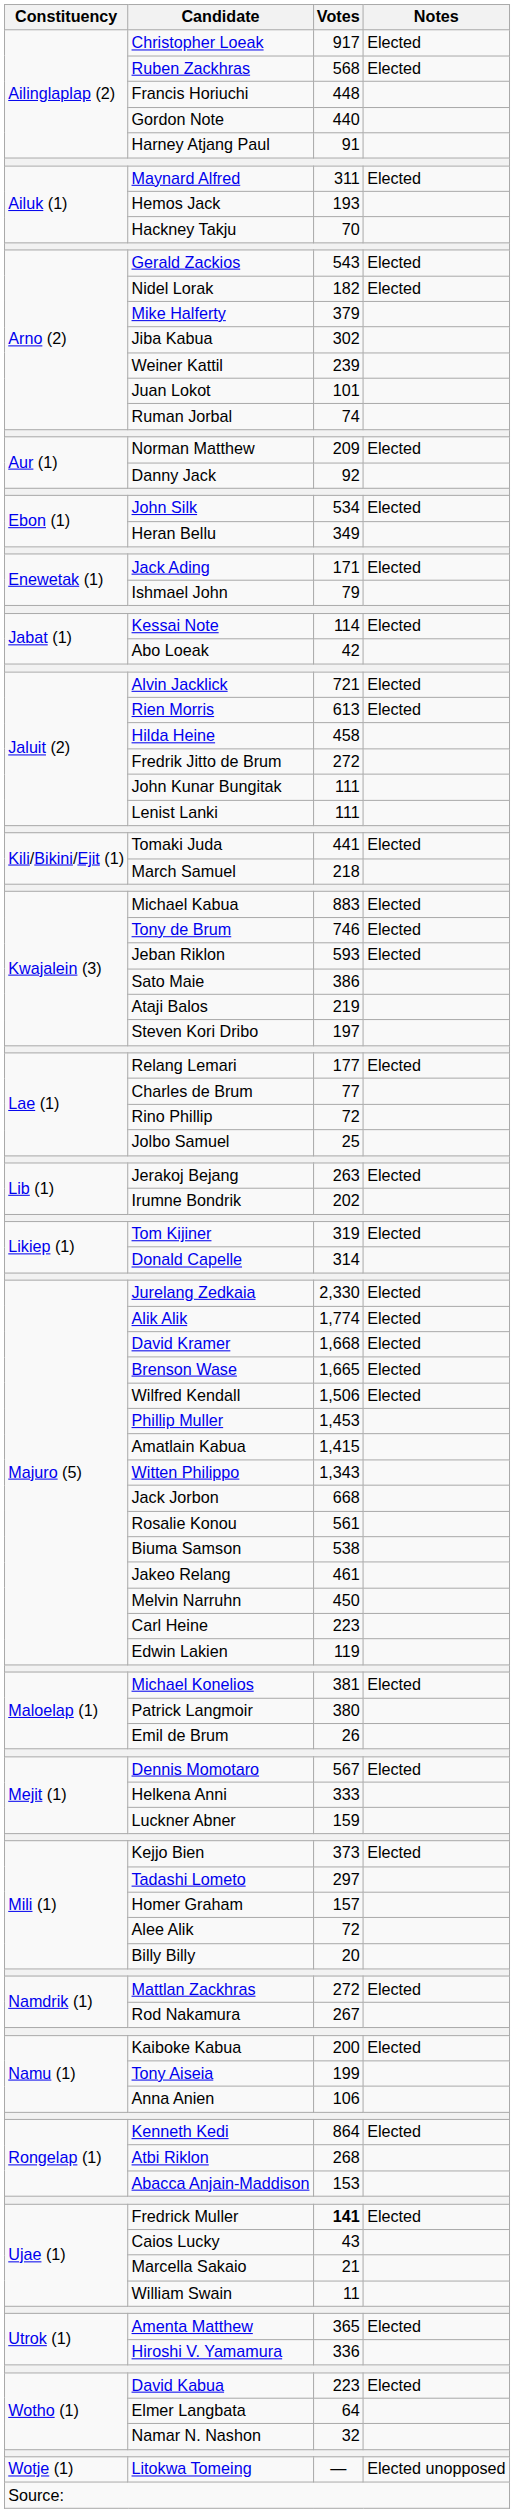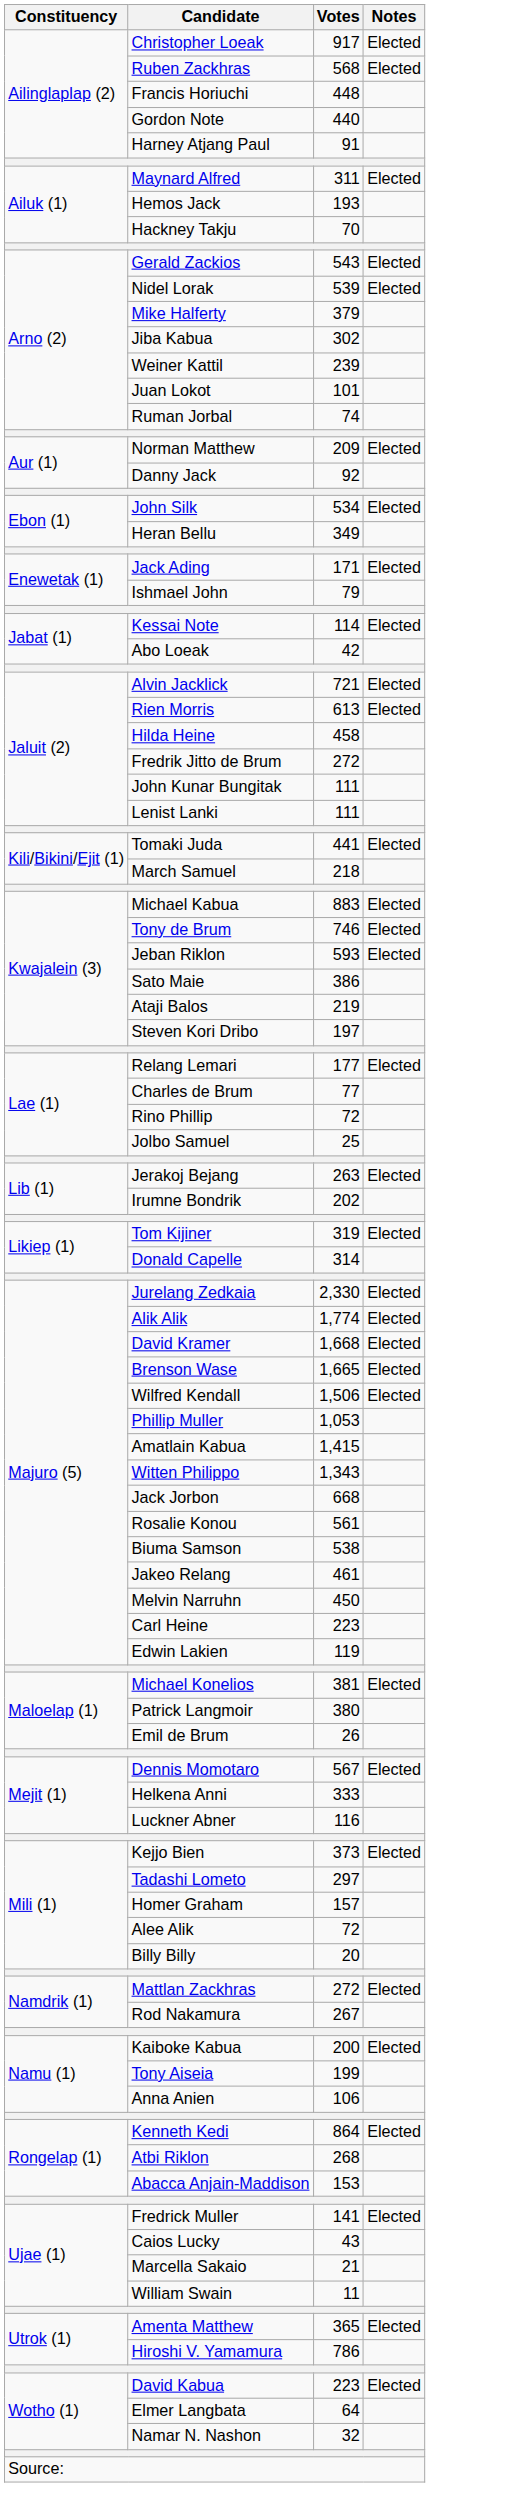(346, 288) 182 -> (346, 288) 539
(339, 1421) 1,453 -> (339, 1421) 1,053
(346, 1820) 159 -> (347, 1820) 116
(346, 2216) bold -> (346, 2216) normal
(346, 2352) 336 -> (346, 2352) 786
- row: (192, 2469)
